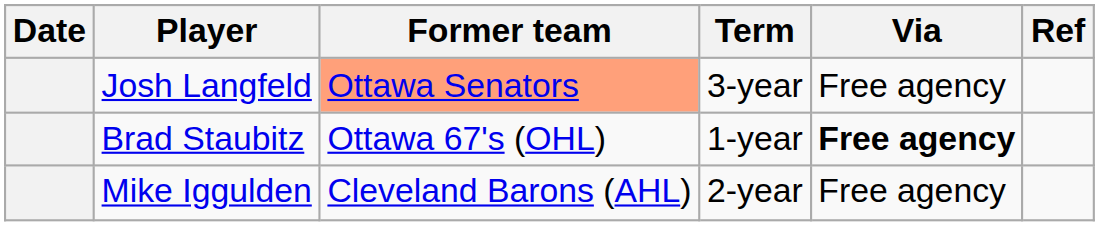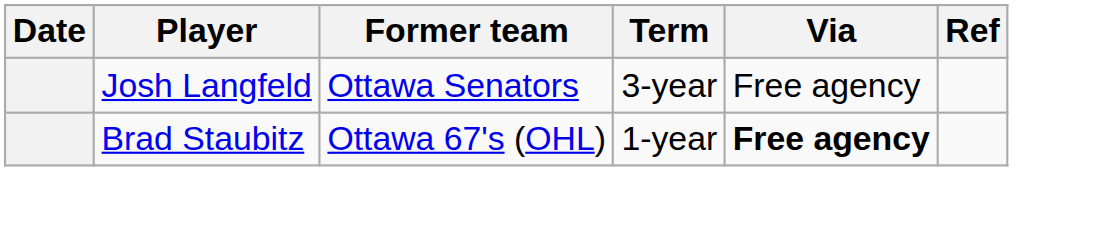(453, 84) lightsalmon background -> (453, 84) no background
- row: (207, 191)
